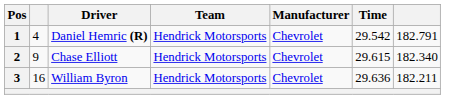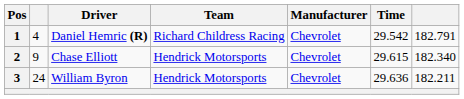(210, 36) Hendrick Motorsports -> (219, 36) Richard Childress Racing
(39, 78) 16 -> (39, 78) 24
